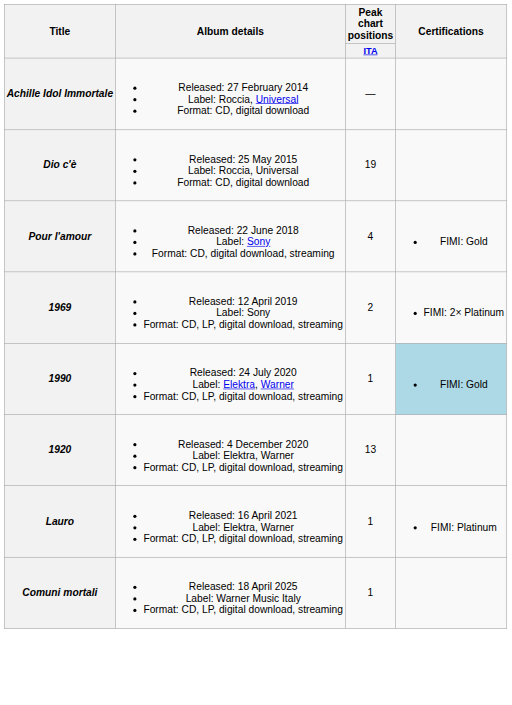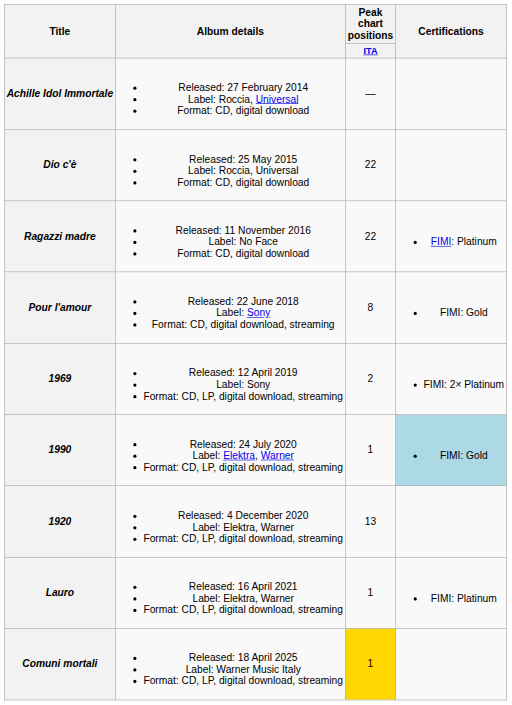(370, 165) 19 -> (370, 165) 22
+ row: (60, 236)
(370, 236) 4 -> (370, 307) 8
(370, 592) no background -> (370, 664) gold background
